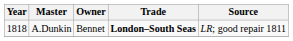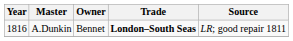(17, 28) 1818 -> (17, 28) 1816
